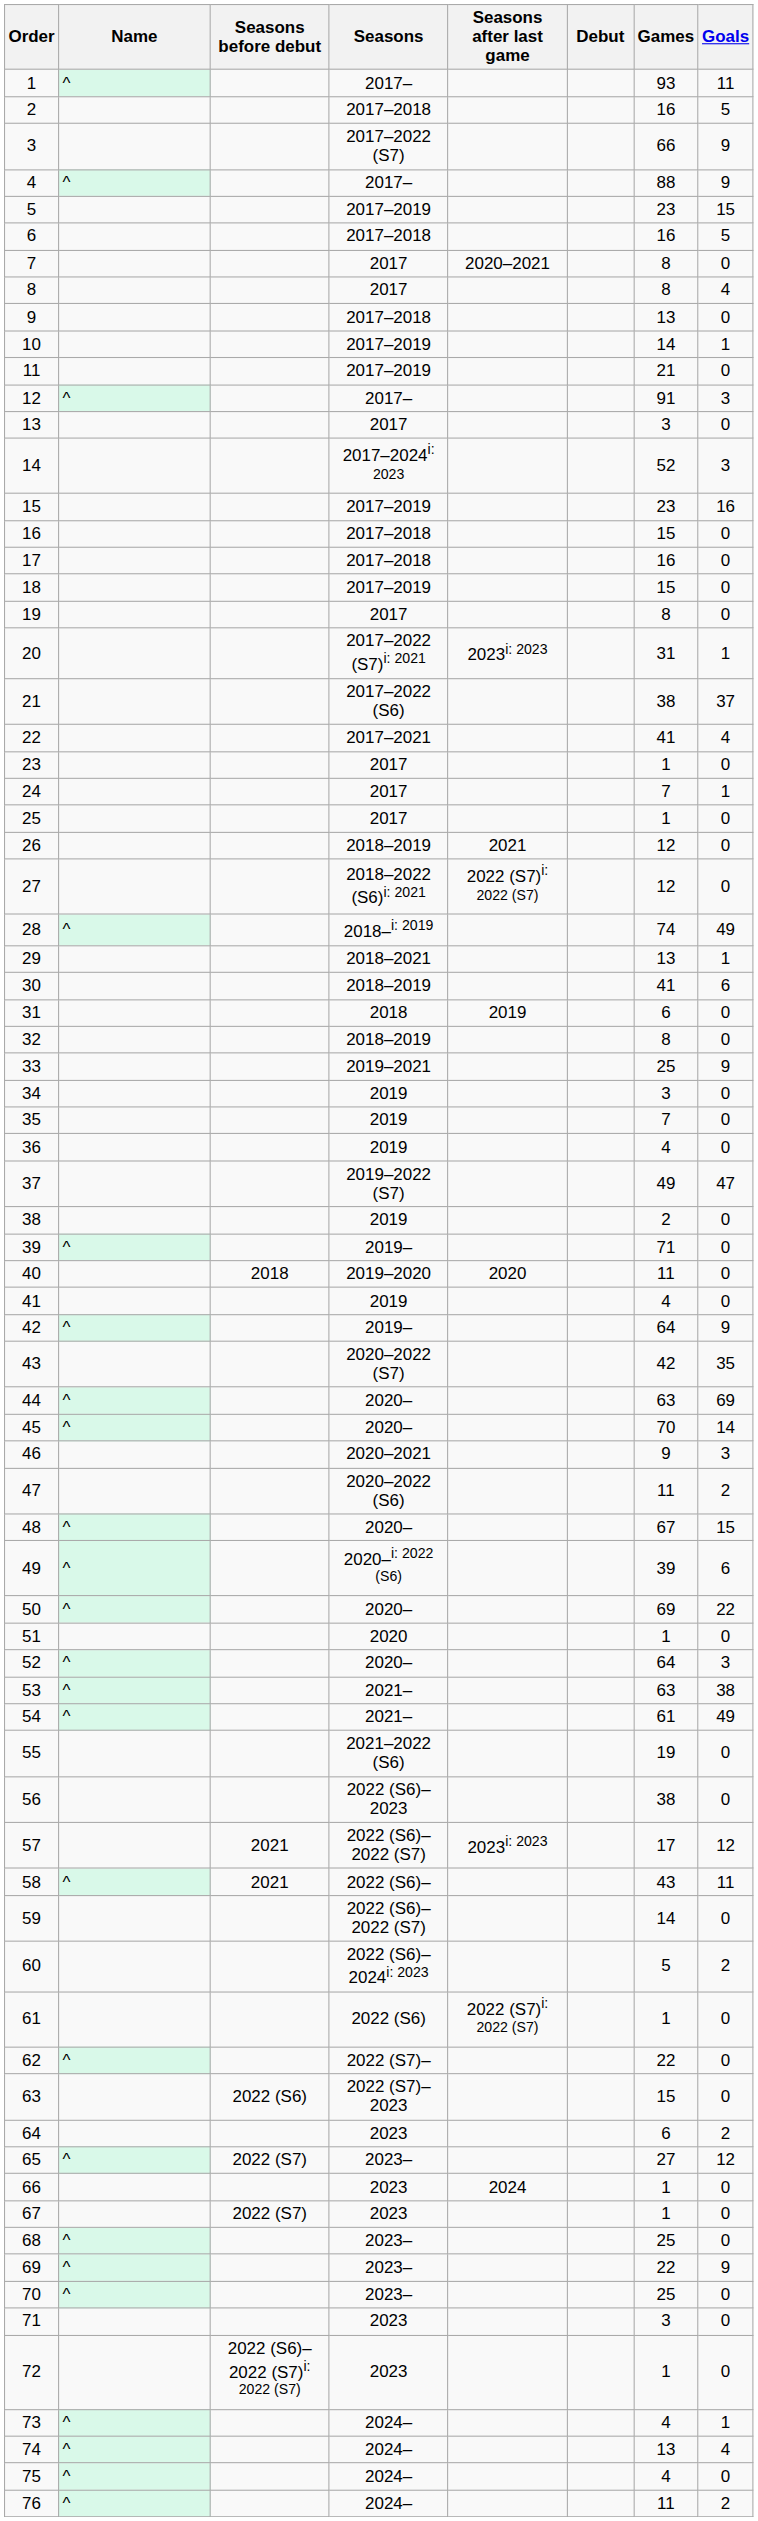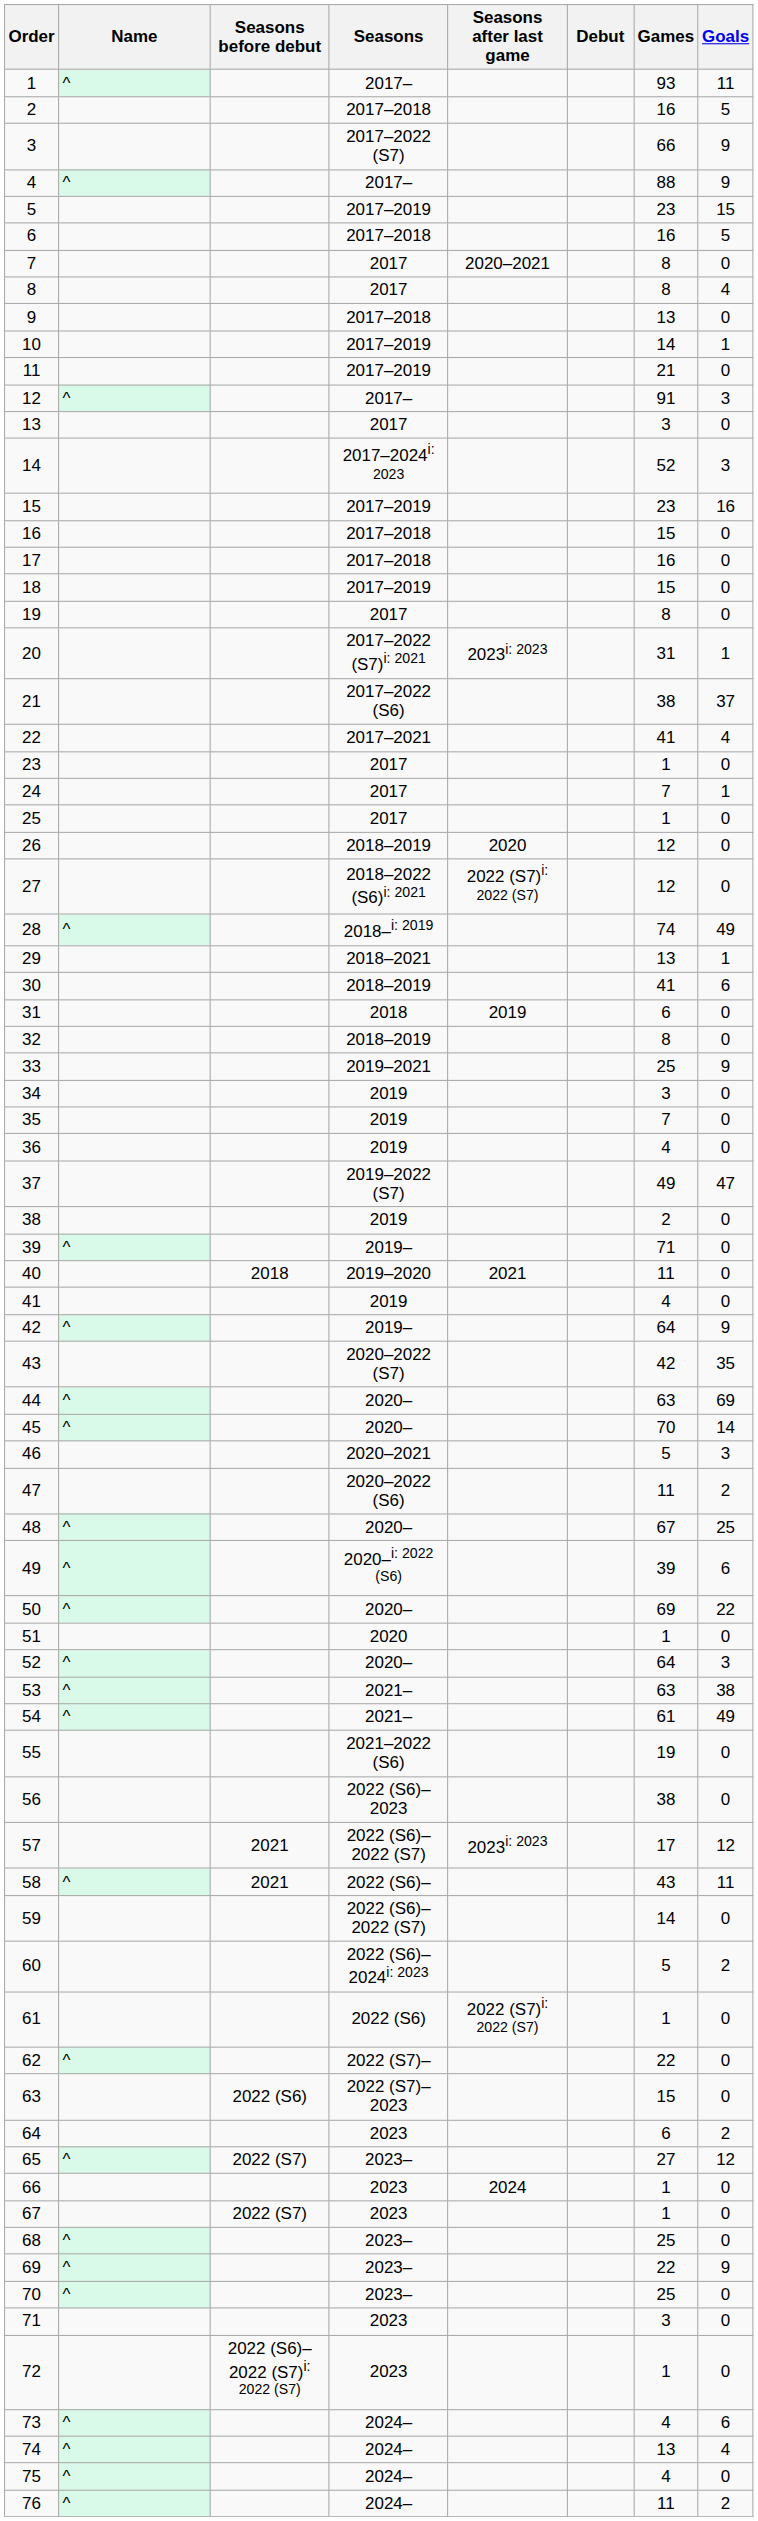(508, 845) 2021 -> (508, 845) 2020
(508, 1274) 2020 -> (508, 1274) 2021
(666, 1454) 9 -> (666, 1454) 5
(726, 1527) 15 -> (726, 1527) 25
(726, 2422) 1 -> (726, 2422) 6
